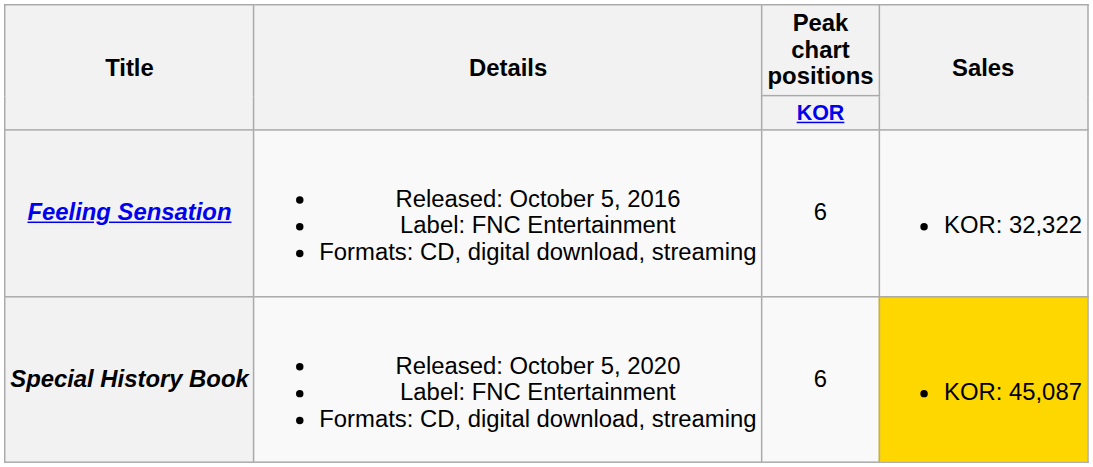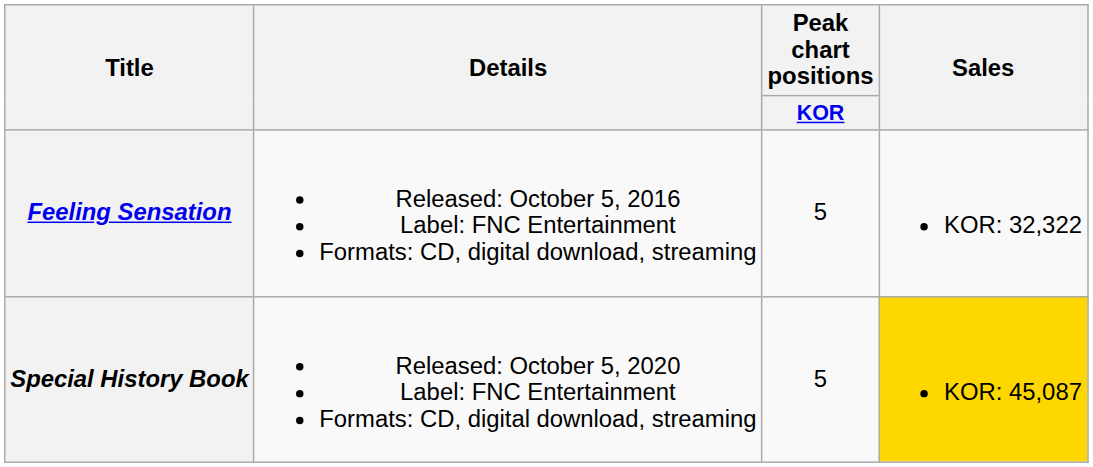(820, 212) 6 -> (820, 212) 5
(820, 378) 6 -> (820, 378) 5
